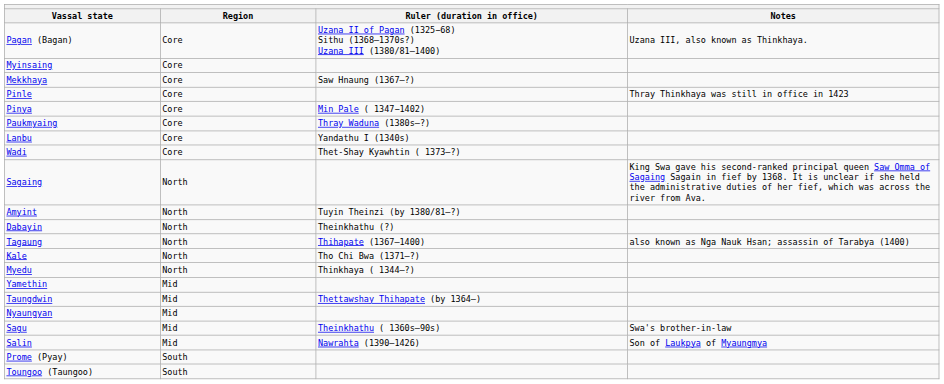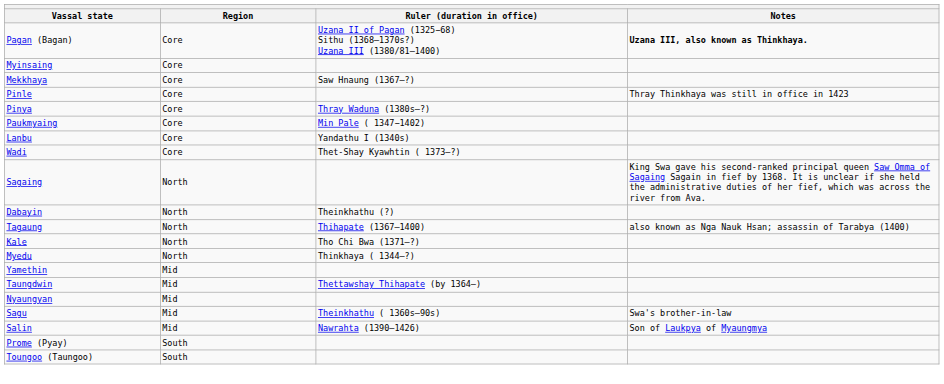(719, 41) normal -> (719, 41) bold
(371, 109) Min Pale ( 1347−1402) -> (374, 109) Thray Waduna (1380s–?)
(374, 123) Thray Waduna (1380s–?) -> (371, 123) Min Pale ( 1347−1402)
- row: (22, 212)
